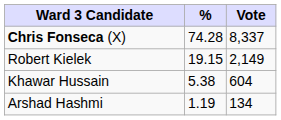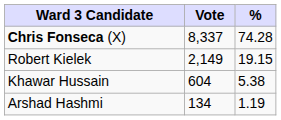columns swapped: (251, 15) <-> (205, 15)
